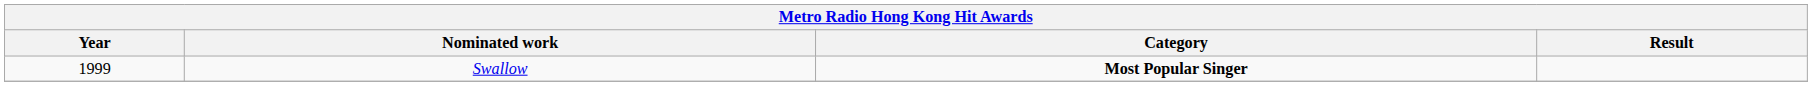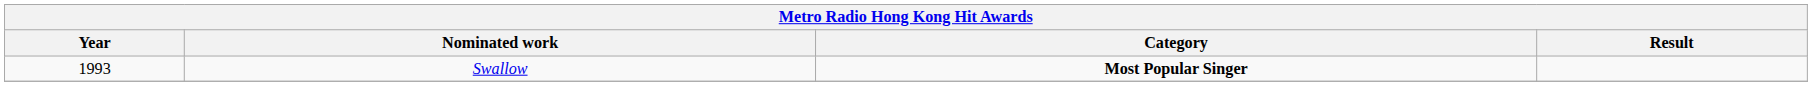(95, 68) 1999 -> (95, 68) 1993
